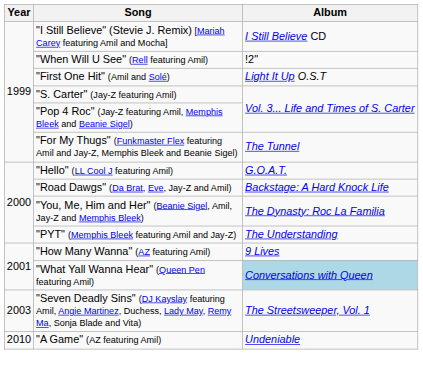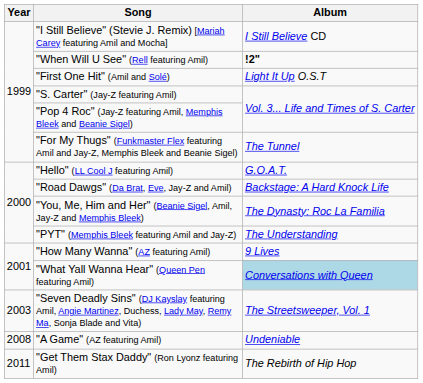(252, 59) normal -> (252, 59) bold
(19, 340) 2010 -> (19, 340) 2008
+ row: (137, 363)
